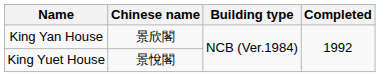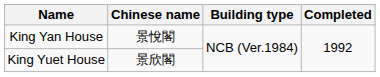(155, 36) 景欣閣 -> (155, 36) 景悅閣
(155, 59) 景悅閣 -> (155, 59) 景欣閣
